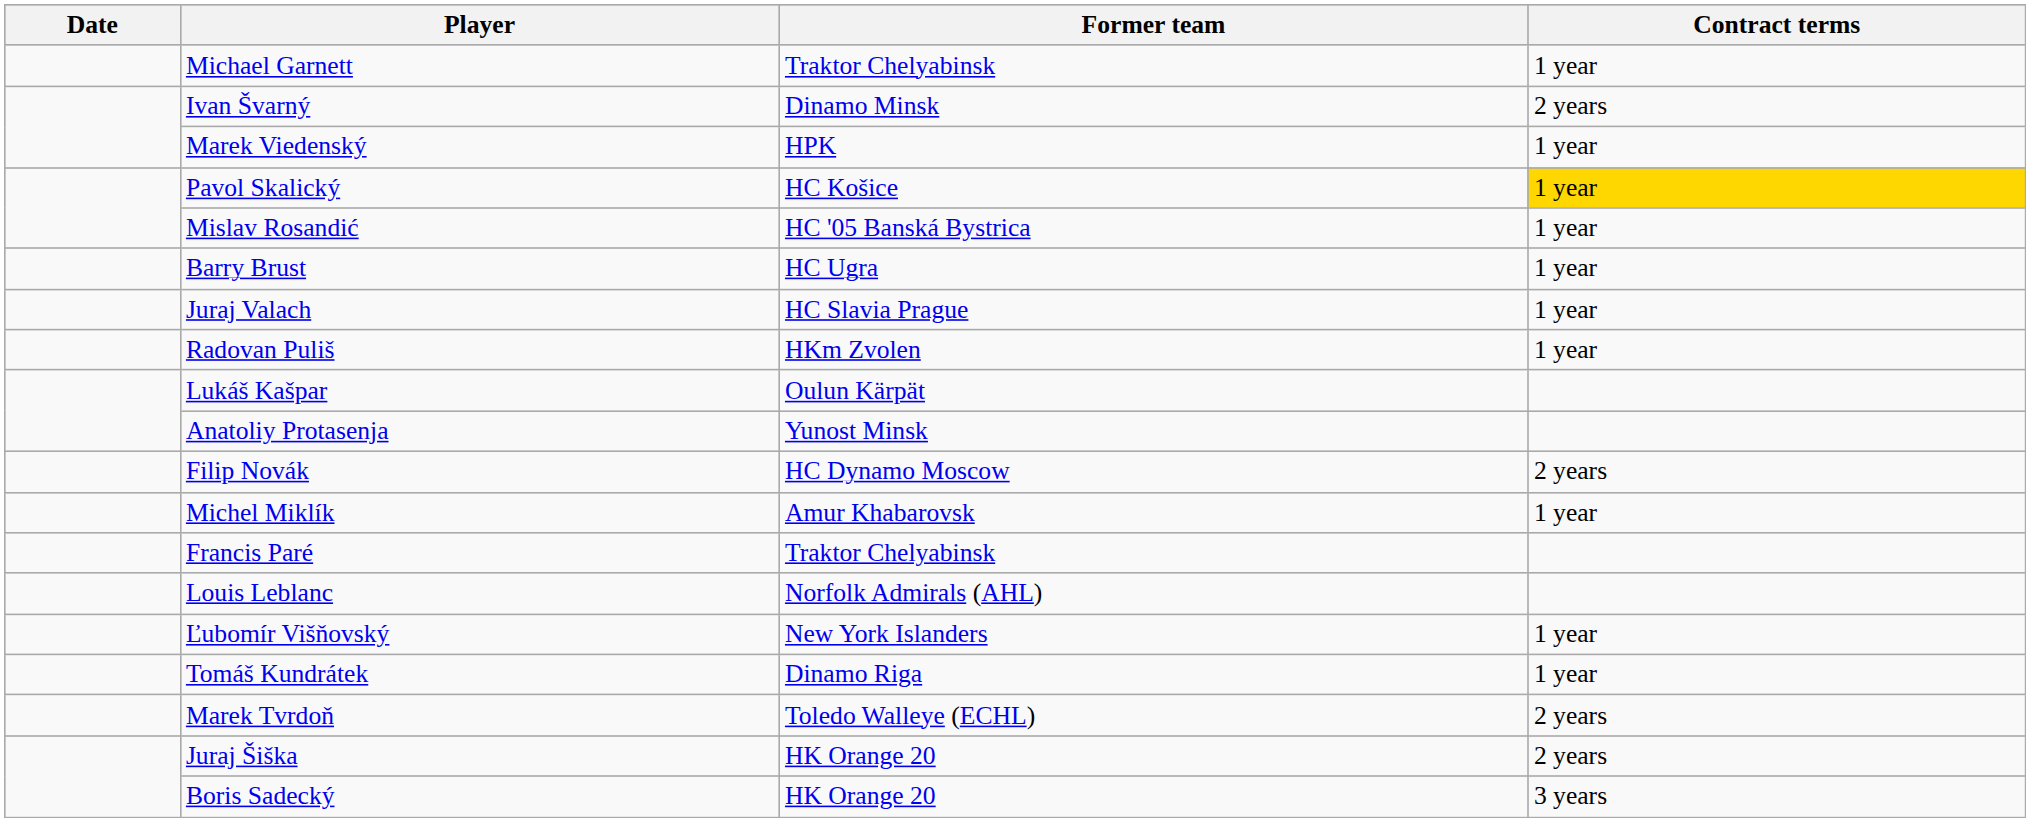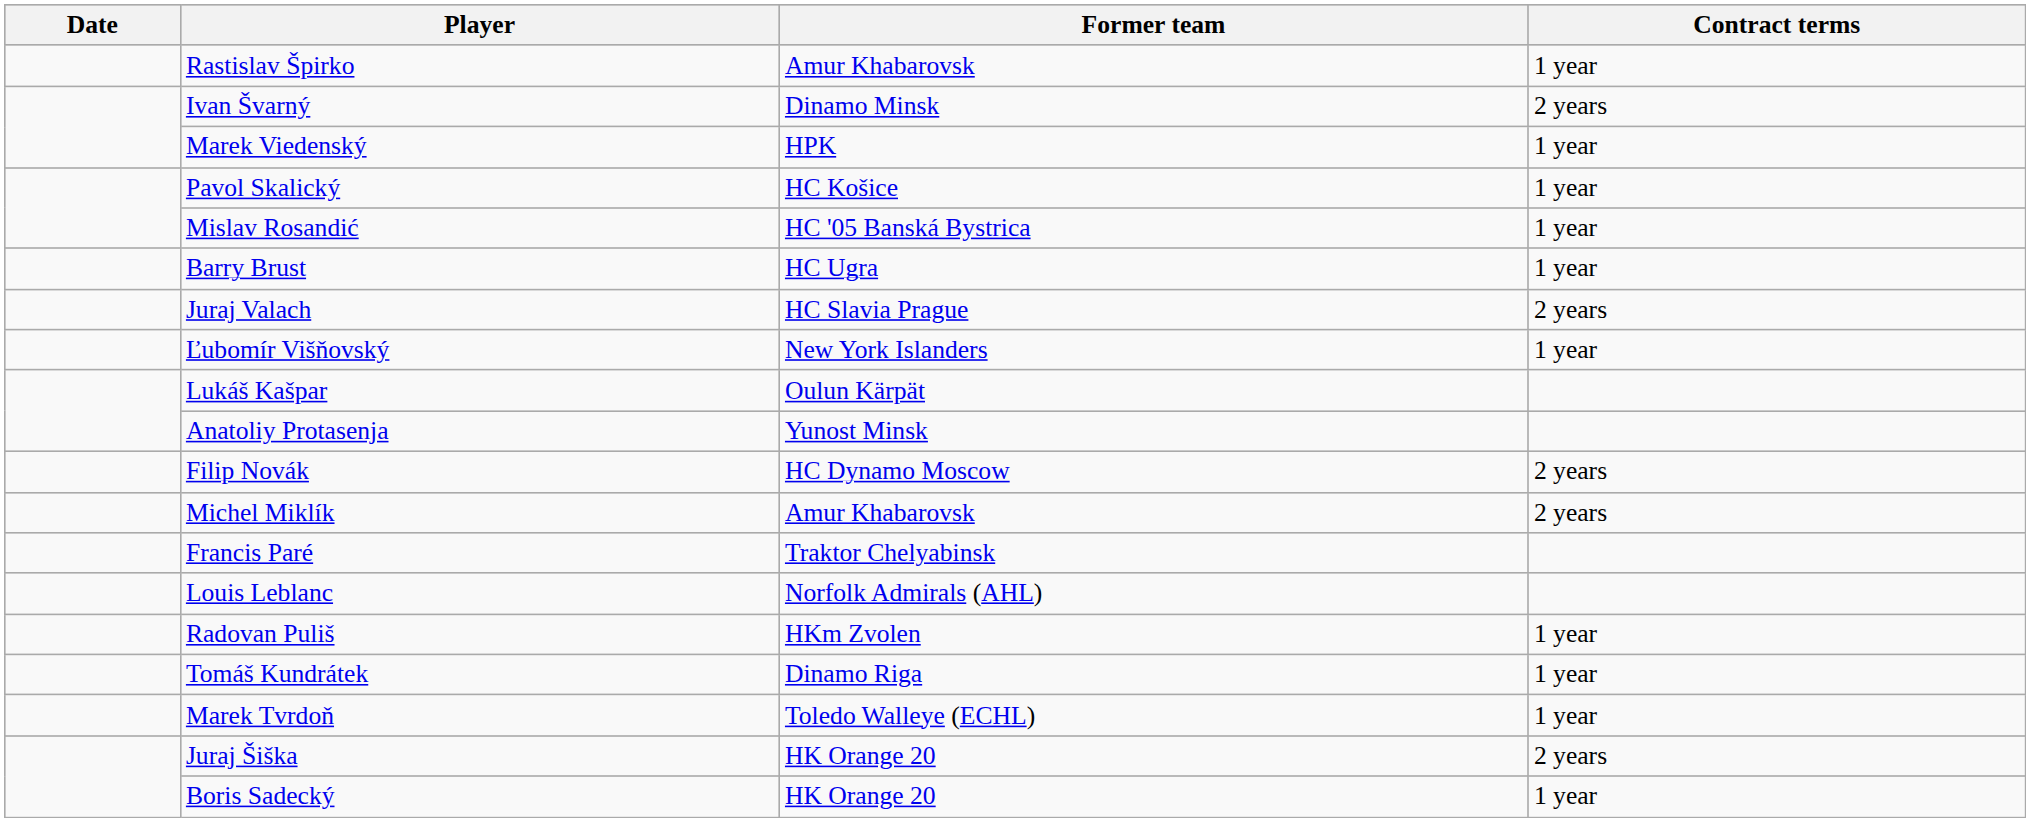- row: (269, 65)
+ row: (270, 65)
(1566, 187) gold background -> (1566, 187) no background
(1566, 308) 1 year -> (1570, 308) 2 years
rows swapped: (260, 349) <-> (288, 633)
(1566, 512) 1 year -> (1570, 512) 2 years
(1570, 715) 2 years -> (1566, 715) 1 year
(1570, 796) 3 years -> (1566, 796) 1 year
